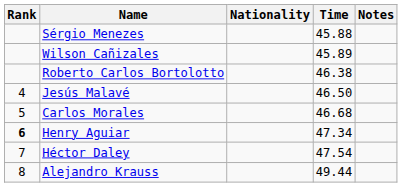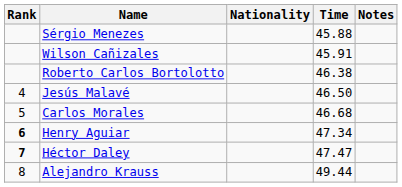(334, 54) 45.89 -> (334, 54) 45.91
(22, 152) normal -> (22, 152) bold
(334, 152) 47.54 -> (334, 152) 47.47
